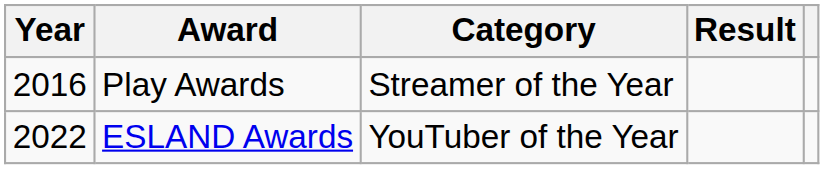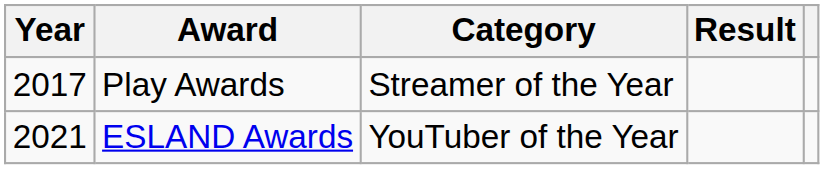(50, 83) 2016 -> (50, 83) 2017
(50, 136) 2022 -> (50, 136) 2021
